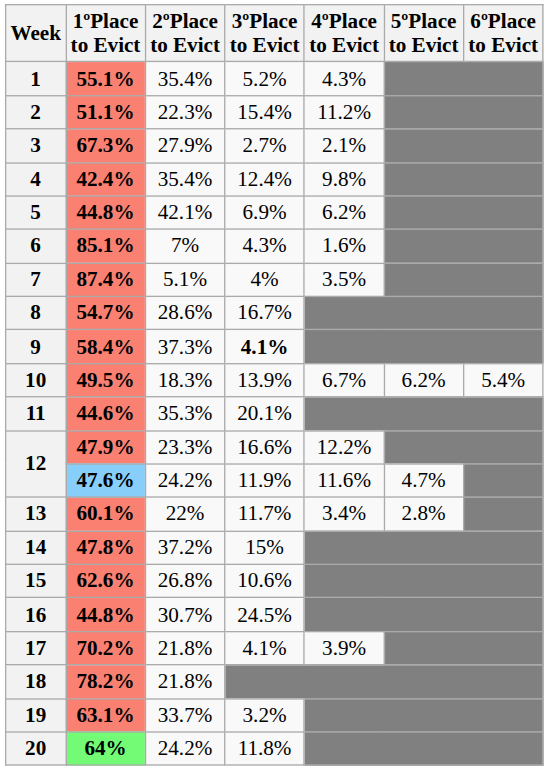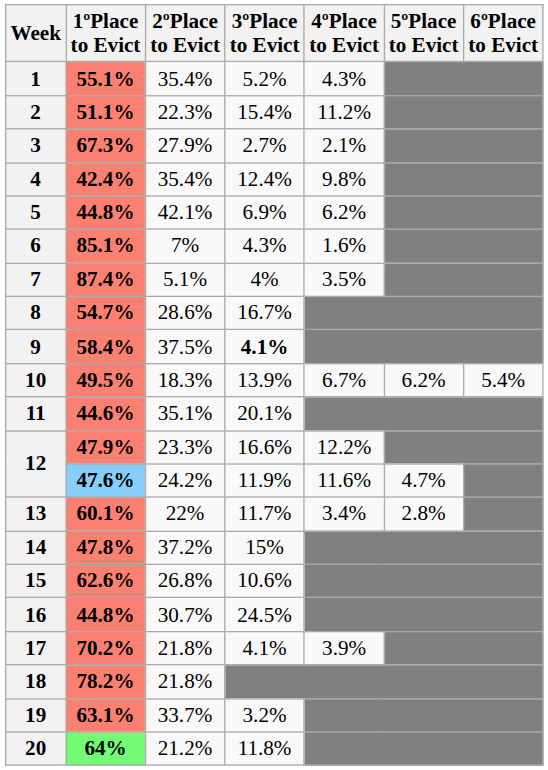(185, 346) 37.3% -> (185, 346) 37.5%
(185, 413) 35.3% -> (185, 413) 35.1%
(185, 748) 24.2% -> (185, 748) 21.2%
